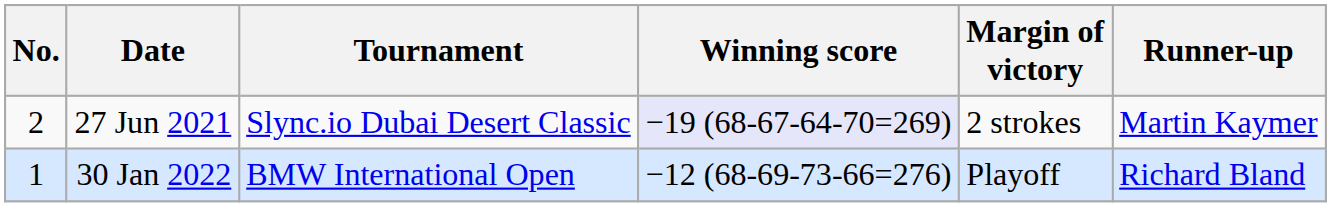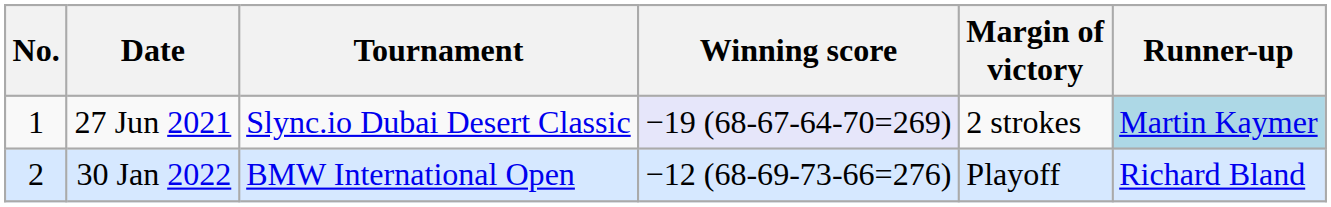(36, 121) 2 -> (36, 121) 1
(1218, 121) no background -> (1218, 121) lightblue background
(36, 174) 1 -> (36, 174) 2
